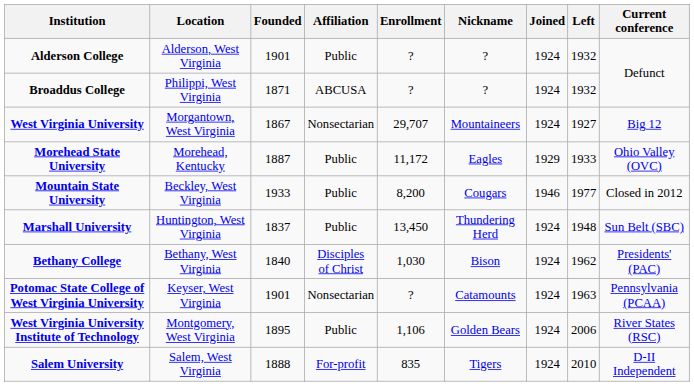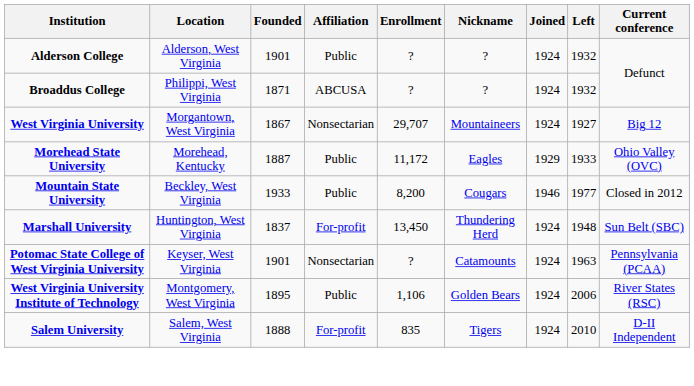(341, 227) Public -> (341, 227) For-profit
- row: (77, 261)
